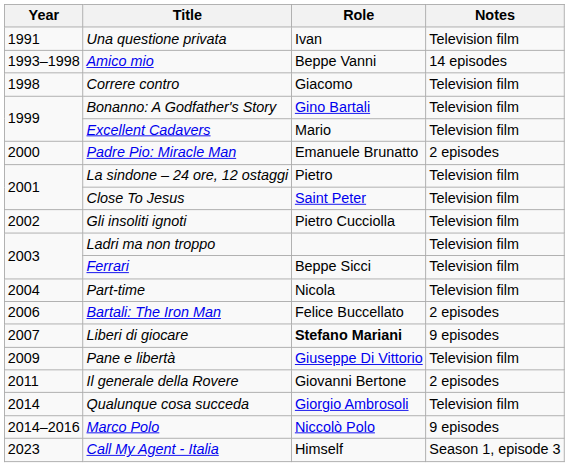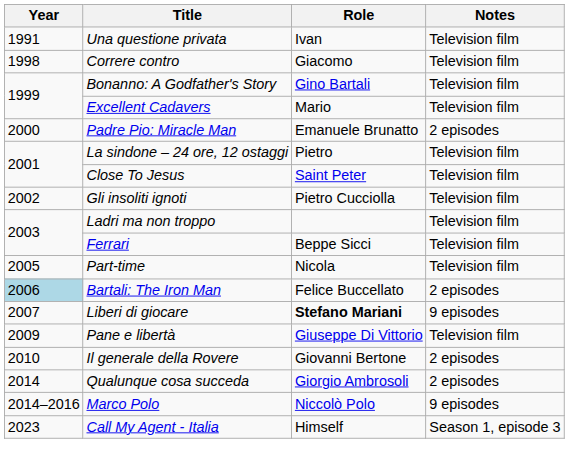- row: (120, 61)
(24, 289) 2004 -> (24, 267) 2005
(24, 312) no background -> (24, 289) lightblue background
(23, 381) 2011 -> (24, 358) 2010
(474, 404) Television film -> (464, 381) 2 episodes
